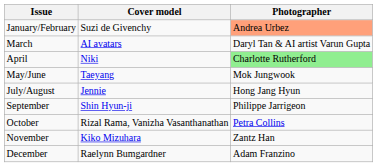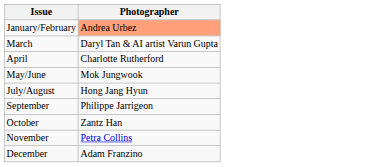- column: (155, 12)
(274, 59) lightgreen background -> (122, 59) no background
(259, 122) Petra Collins -> (101, 122) Zantz Han
(254, 138) Zantz Han -> (106, 138) Petra Collins
